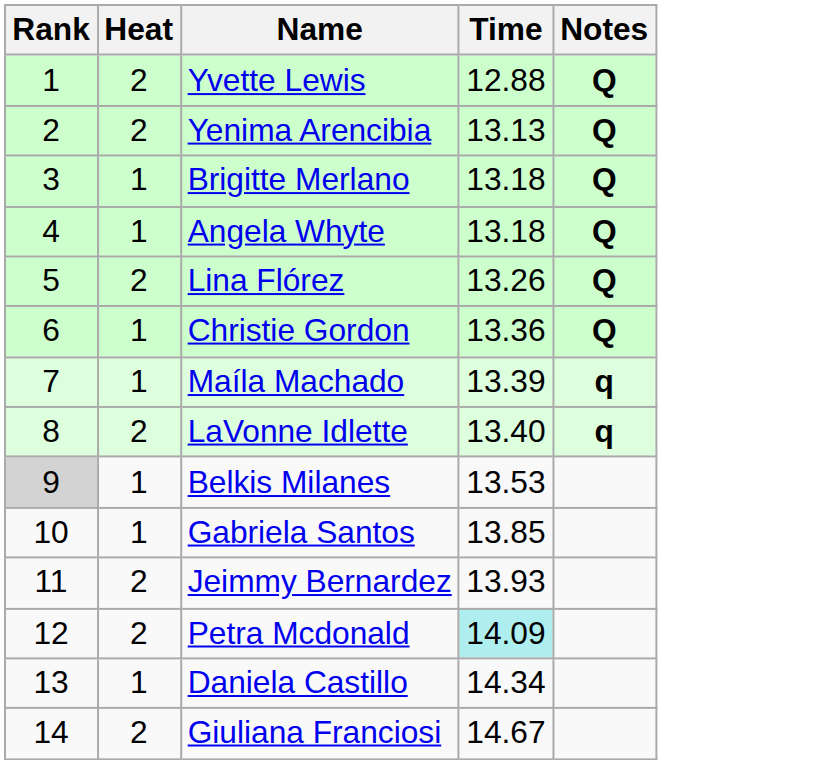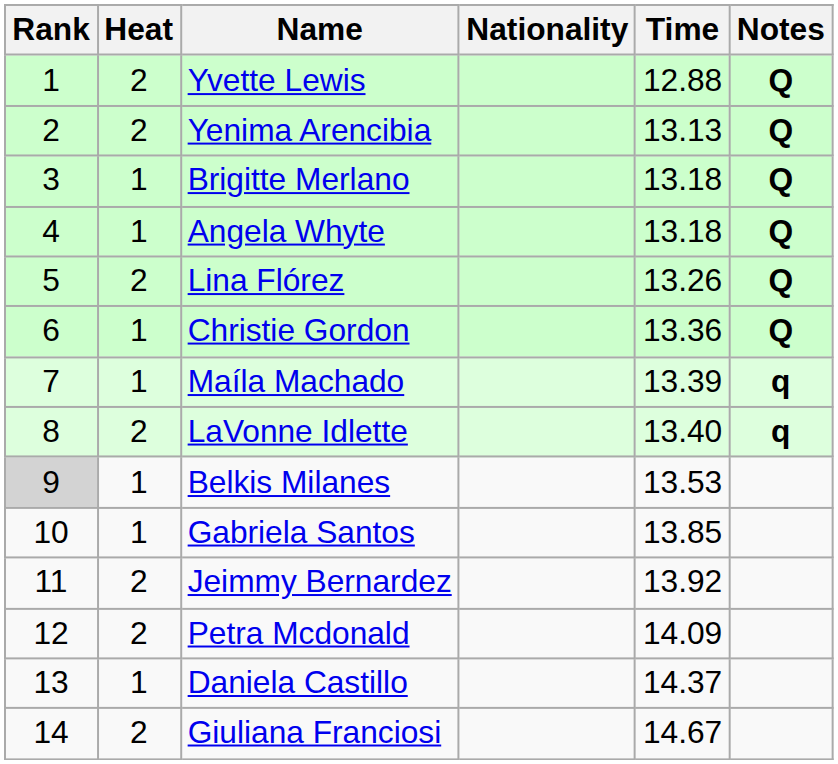+ column: (547, 29)
(506, 582) 13.93 -> (683, 582) 13.92
(506, 632) paleturquoise background -> (683, 632) no background
(506, 682) 14.34 -> (683, 682) 14.37
